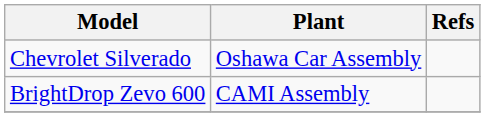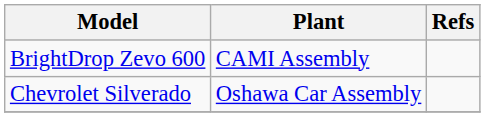rows swapped: (100, 58) <-> (108, 93)
